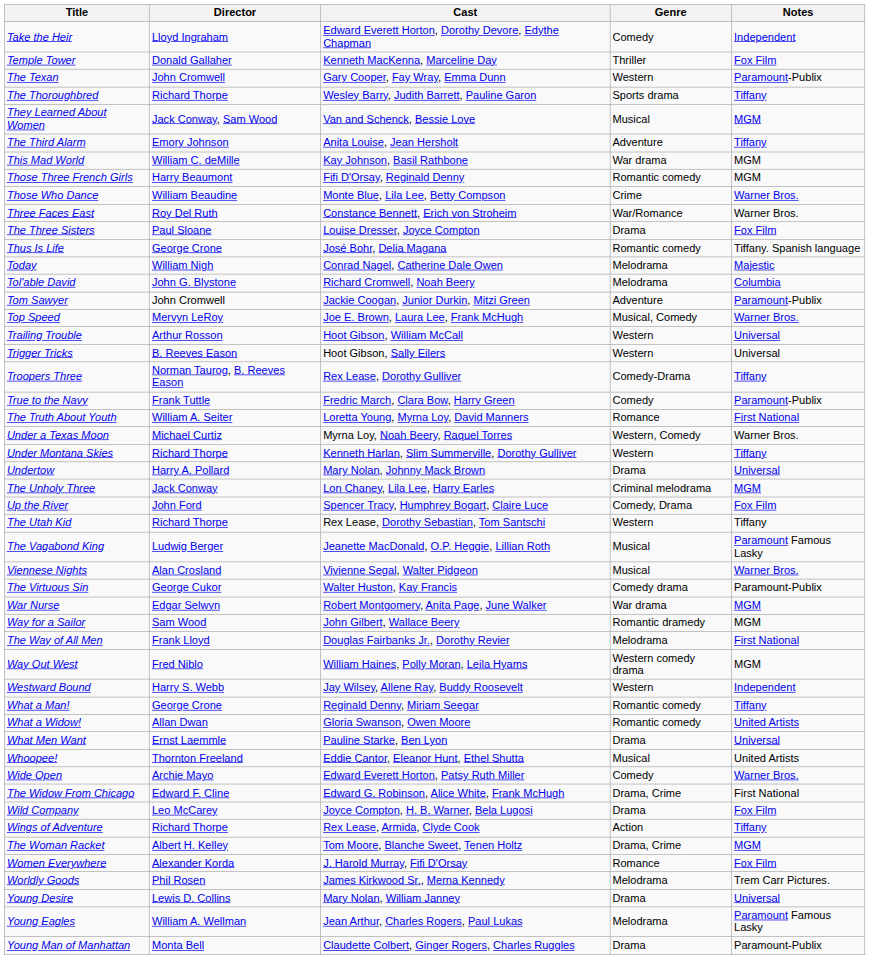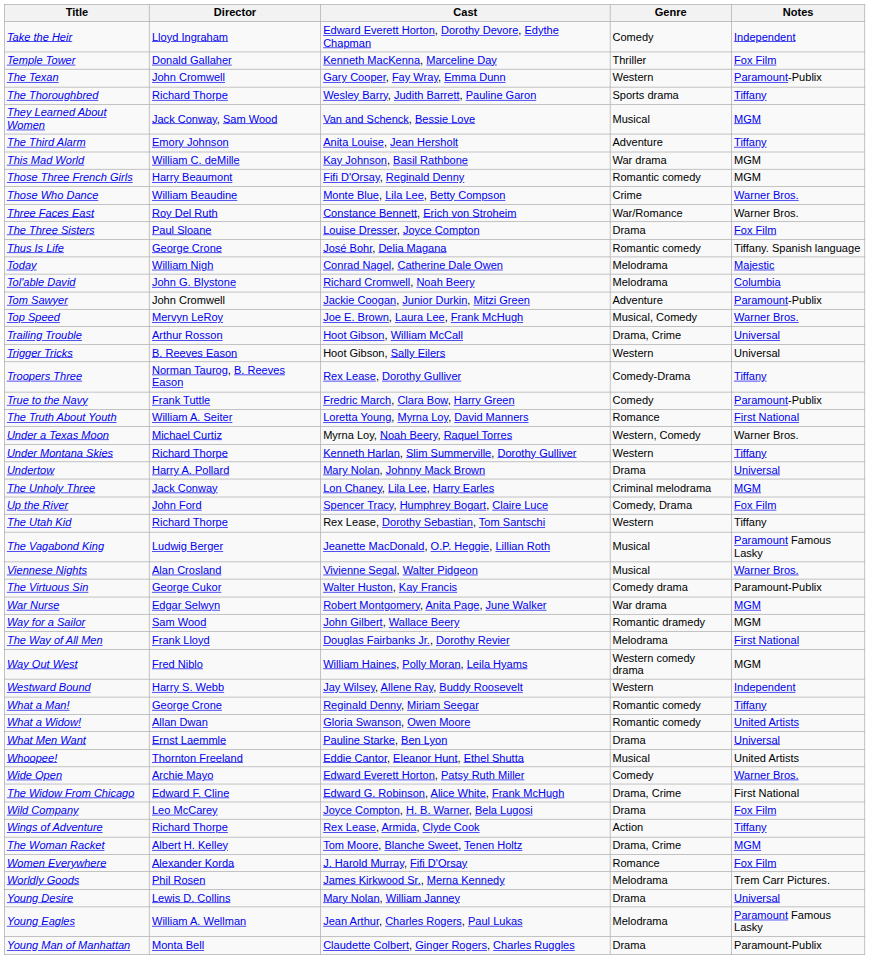(633, 335) Western -> (647, 335) Drama, Crime
